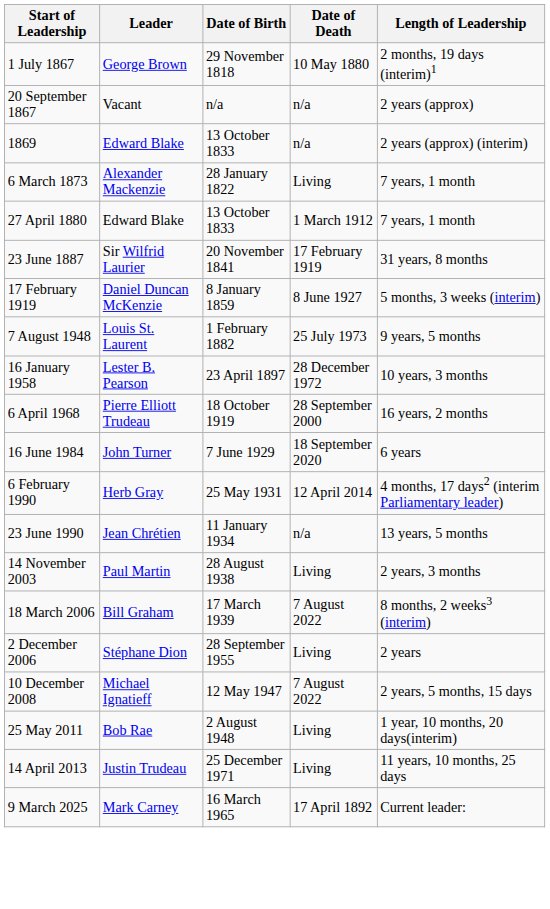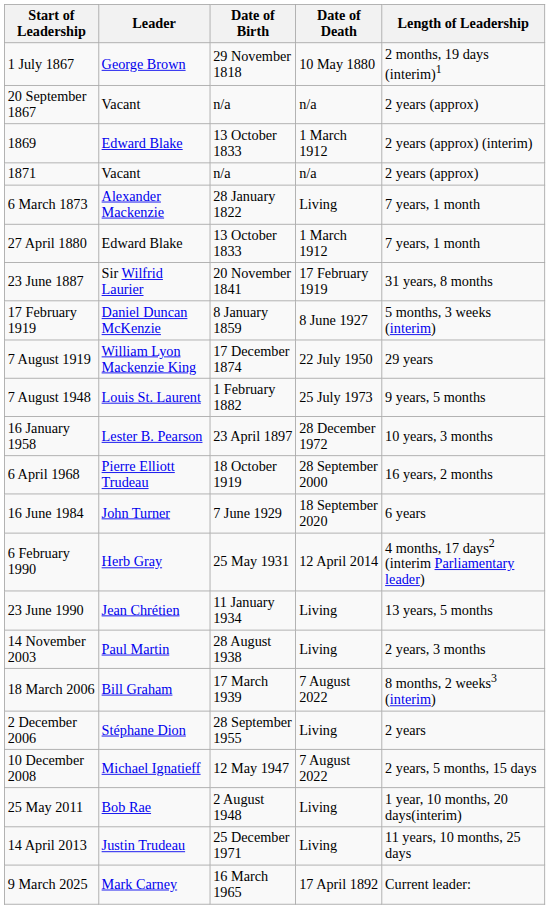(302, 143) n/a -> (323, 143) 1 March 1912
+ row: (22, 174)
+ row: (49, 359)
(302, 533) n/a -> (318, 610) Living
